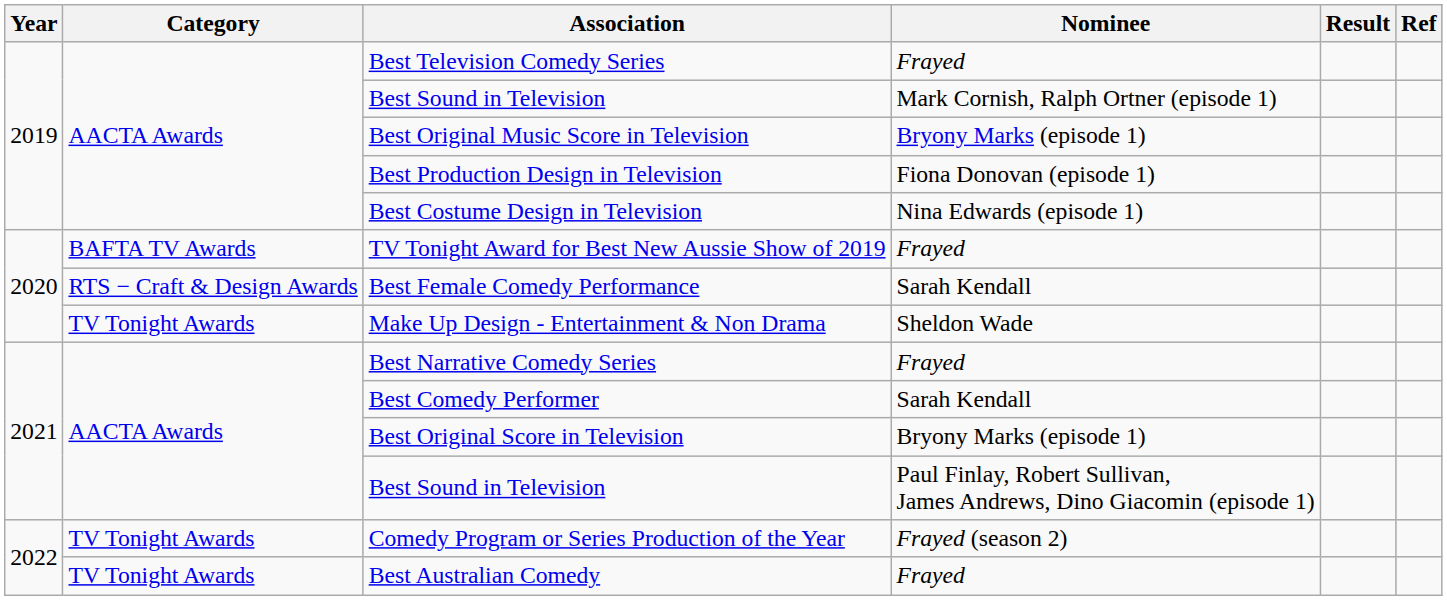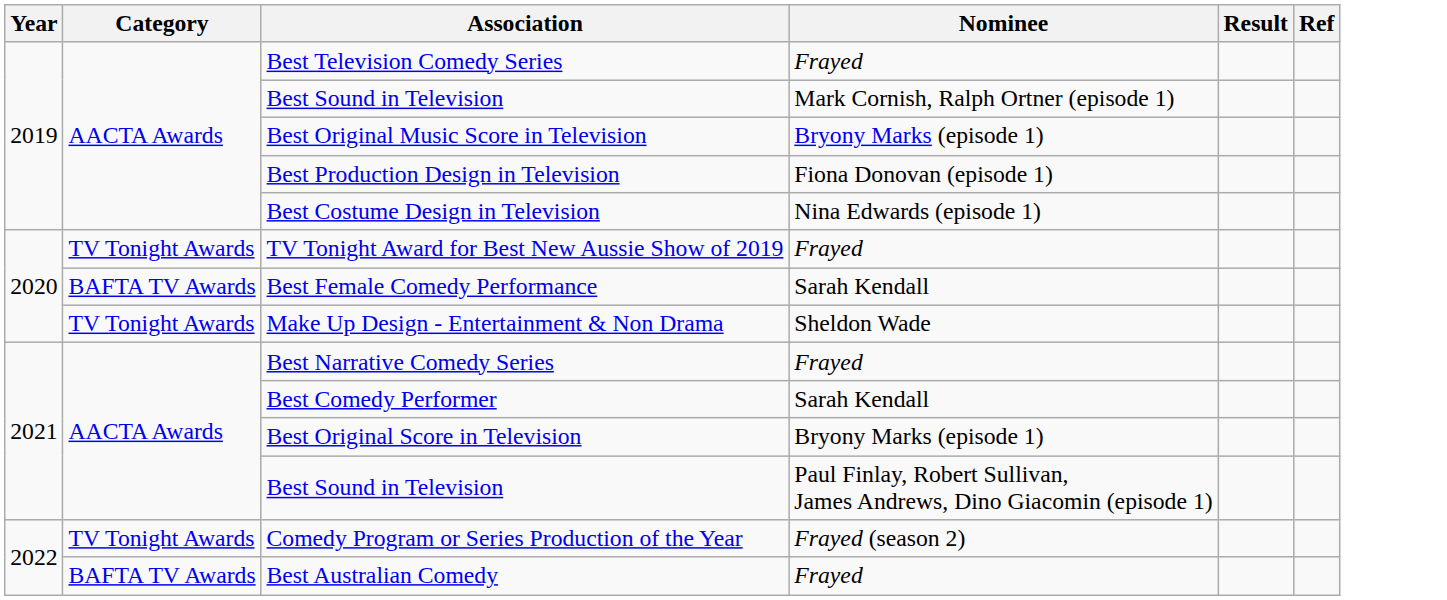(162, 248) BAFTA TV Awards -> (162, 248) TV Tonight Awards
(213, 286) RTS − Craft & Design Awards -> (162, 286) BAFTA TV Awards
(162, 575) TV Tonight Awards -> (162, 575) BAFTA TV Awards
